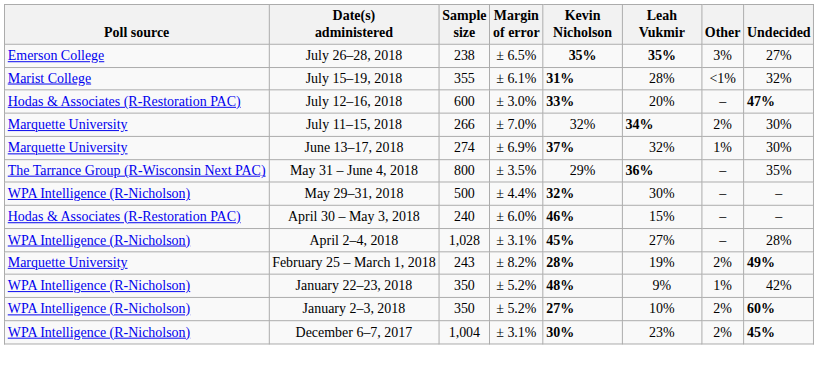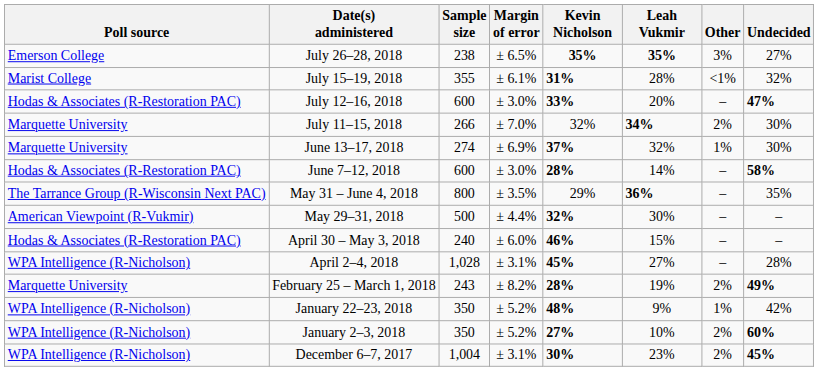+ row: (354, 171)
(99, 194) WPA Intelligence (R-Nicholson) -> (101, 217) American Viewpoint (R-Vukmir)
